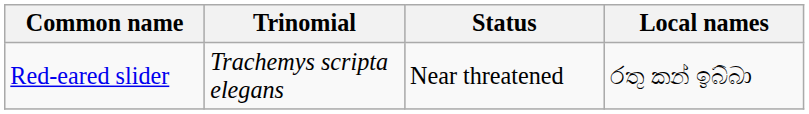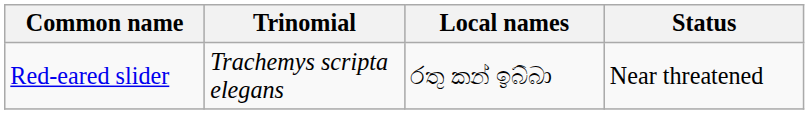columns swapped: (704, 23) <-> (504, 23)
